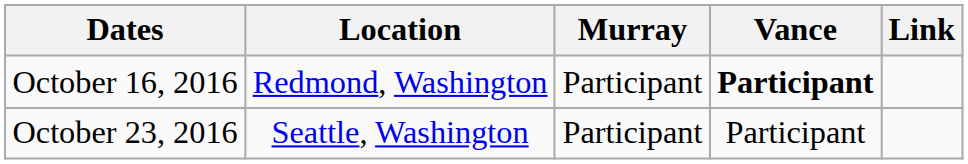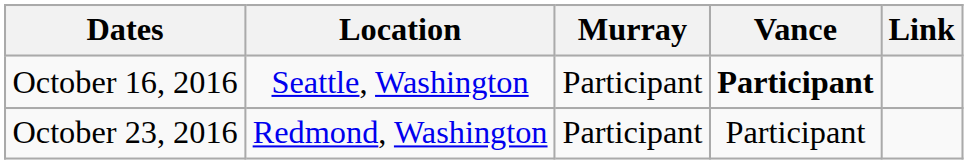(400, 81) Redmond, Washington -> (400, 81) Seattle, Washington
(400, 132) Seattle, Washington -> (400, 132) Redmond, Washington
